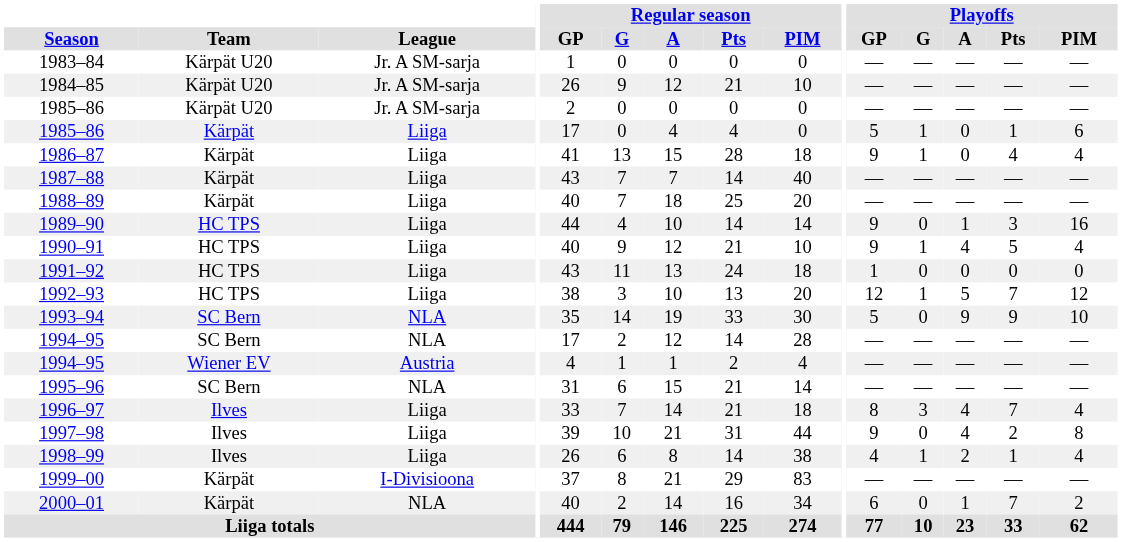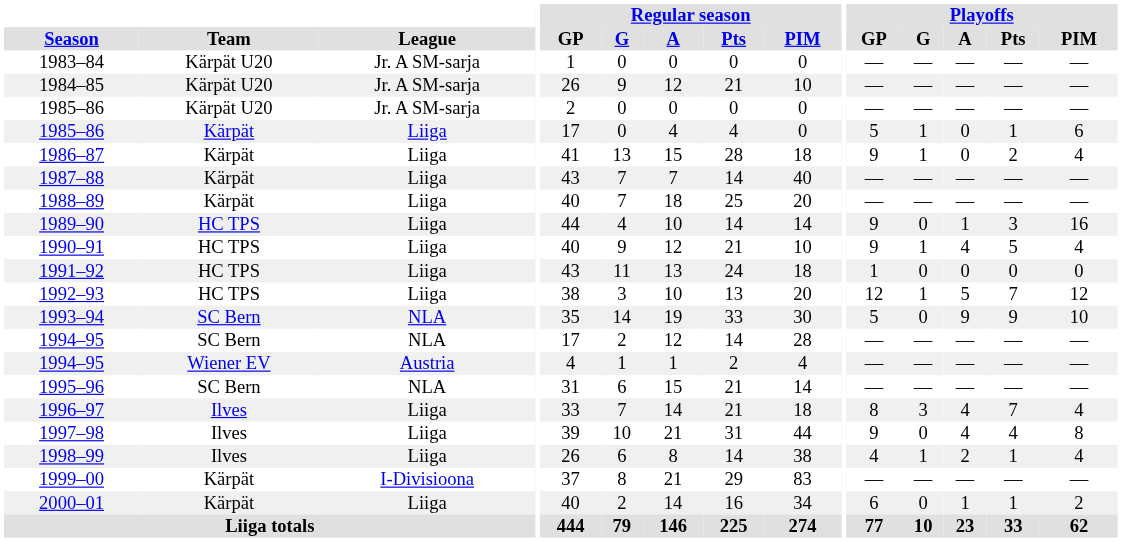(1013, 154) 4 -> (1013, 154) 2
(1013, 433) 2 -> (1013, 433) 4
(427, 502) NLA -> (427, 502) Liiga
(1013, 502) 7 -> (1013, 502) 1
